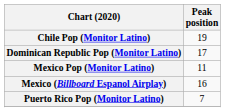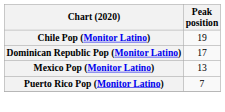(202, 68) 11 -> (202, 68) 13
- row: (94, 83)
